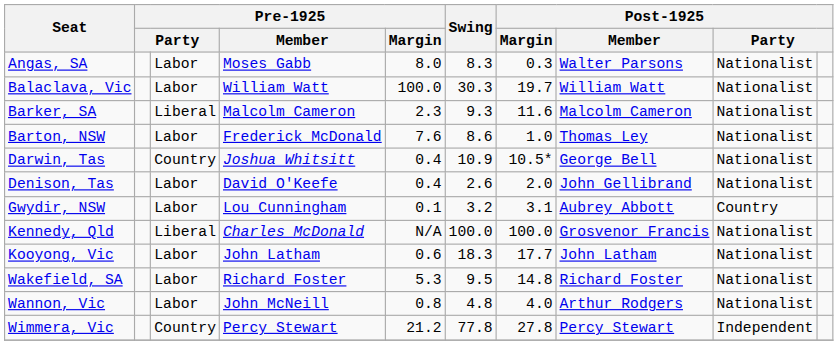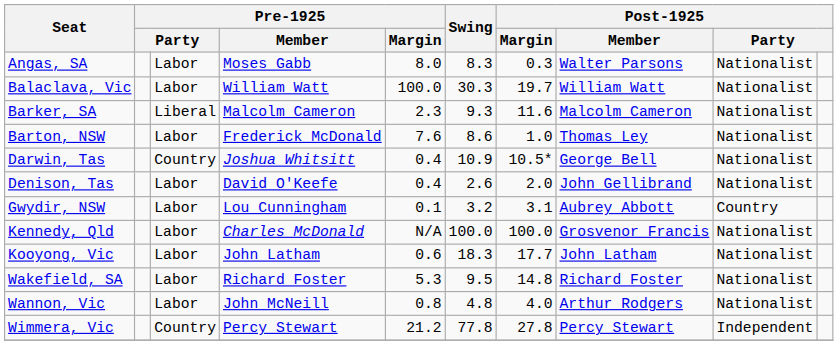(185, 232) Liberal -> (176, 232) Labor
